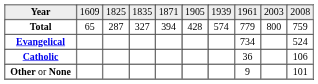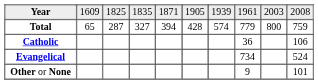rows swapped: (41, 56) <-> (41, 42)
